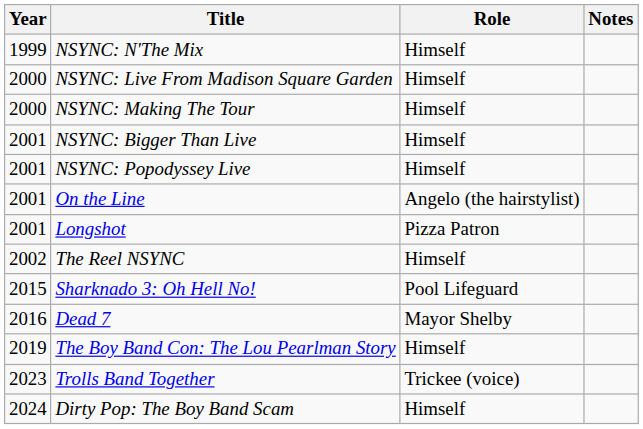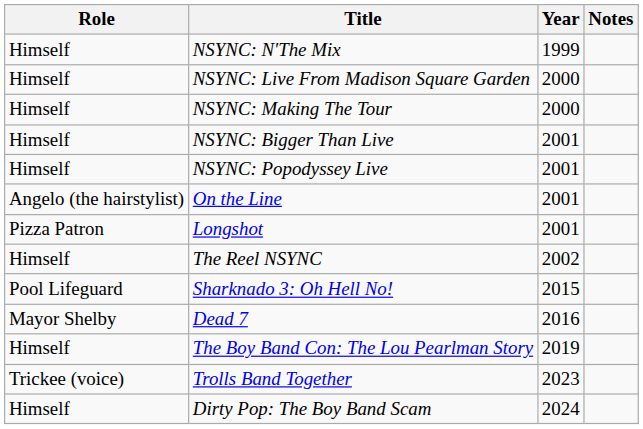columns swapped: (28, 19) <-> (492, 19)
